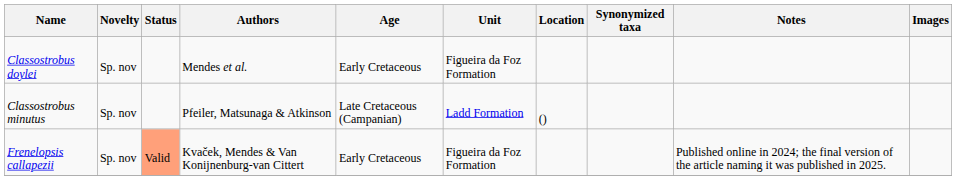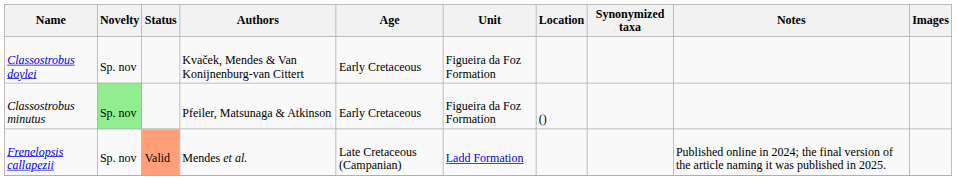(215, 66) Mendes et al. -> (243, 66) Kvaček, Mendes & Van Konijnenburg-van Cittert
(118, 112) no background -> (118, 112) lightgreen background
(378, 112) Late Cretaceous (Campanian) -> (380, 112) Early Cretaceous
(485, 112) Ladd Formation -> (483, 112) Figueira da Foz Formation
(243, 158) Kvaček, Mendes & Van Konijnenburg-van Cittert -> (215, 158) Mendes et al.
(380, 158) Early Cretaceous -> (378, 158) Late Cretaceous (Campanian)
(483, 158) Figueira da Foz Formation -> (485, 158) Ladd Formation
